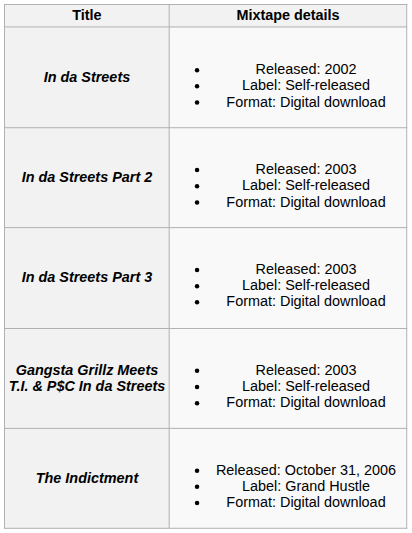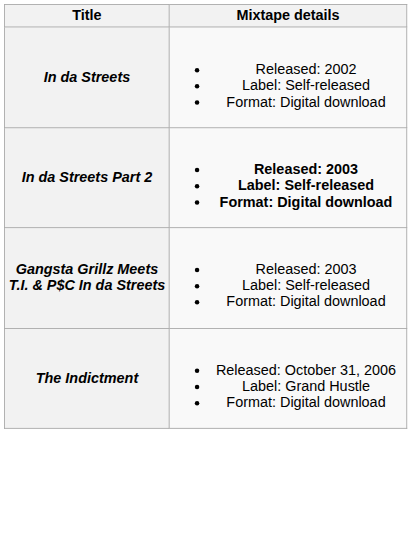(288, 186) normal -> (288, 186) bold
- row: (87, 277)
